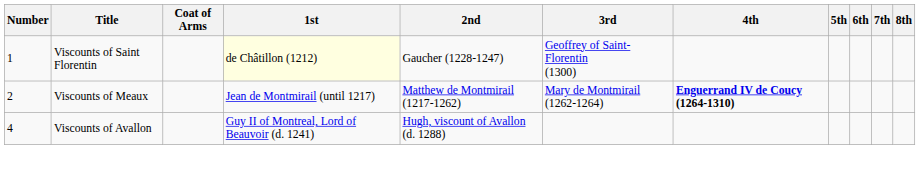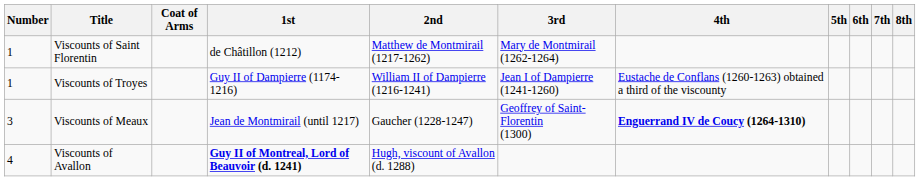(271, 58) lightyellow background -> (256, 51) no background
(453, 58) Gaucher (1228-1247) -> (428, 51) Matthew de Montmirail (1217-1262)
(588, 58) Geoffrey of Saint-Florentin (1300) -> (548, 51) Mary de Montmirail (1262-1264)
+ row: (101, 83)
(10, 96) 2 -> (10, 121) 3
(458, 96) Matthew de Montmirail (1217-1262) -> (422, 121) Gaucher (1228-1247)
(593, 96) Mary de Montmirail (1262-1264) -> (543, 121) Geoffrey of Saint-Florentin (1300)
(291, 128) normal -> (279, 160) bold
